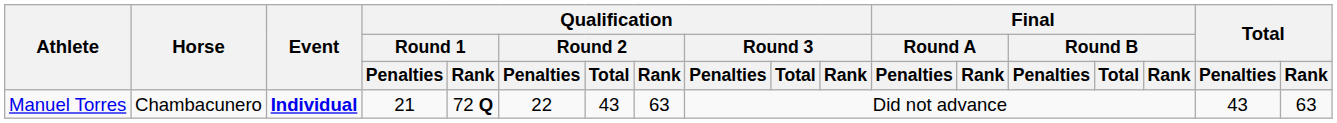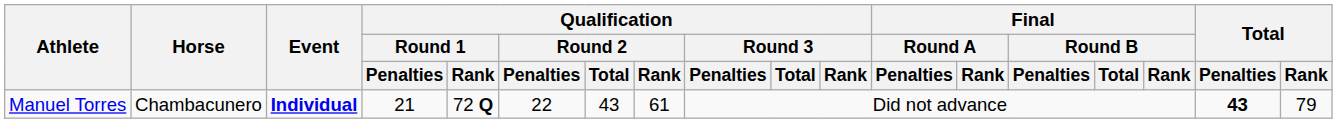(659, 104) 63 -> (659, 104) 61
(1238, 104) normal -> (1238, 104) bold
(1306, 104) 63 -> (1306, 104) 79
